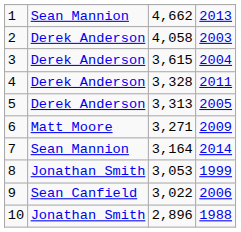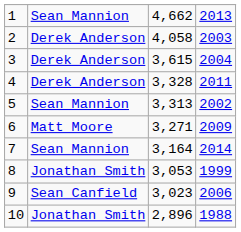(88, 105) Derek Anderson -> (80, 105) Sean Mannion
(216, 105) 2005 -> (216, 105) 2002
(172, 194) 3,022 -> (172, 194) 3,023
